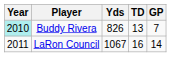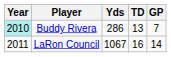(115, 28) 826 -> (115, 28) 286
